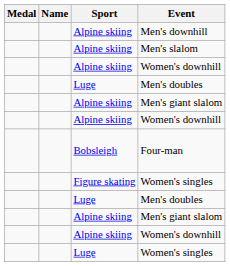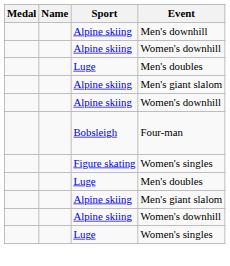- row: (103, 49)
